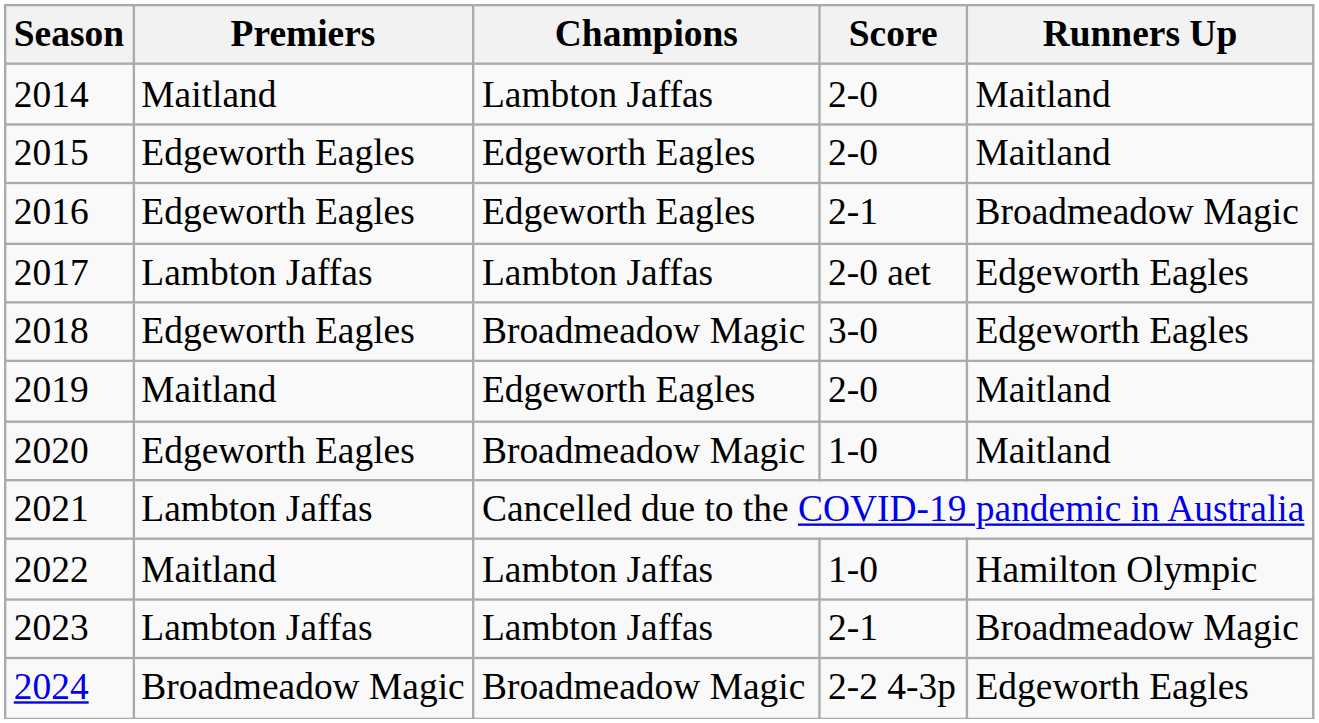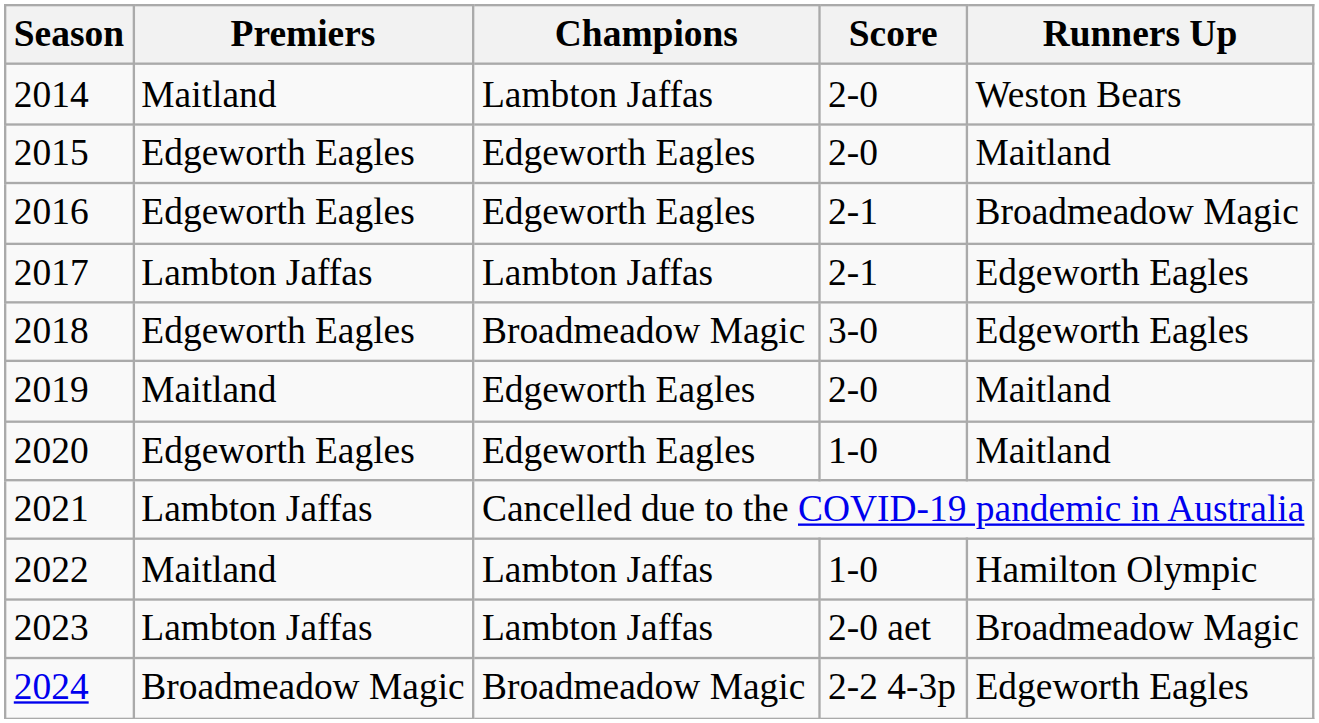(1043, 93) Maitland -> (1078, 93) Weston Bears
(880, 271) 2-0 aet -> (853, 271) 2-1
(644, 449) Broadmeadow Magic -> (619, 449) Edgeworth Eagles
(853, 627) 2-1 -> (880, 627) 2-0 aet
